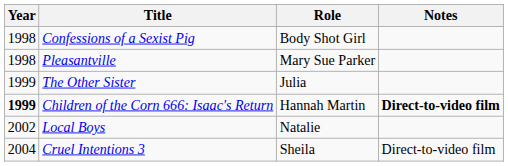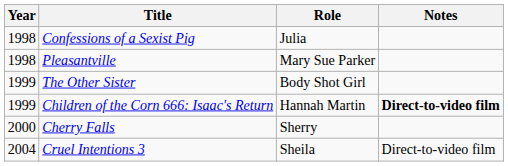(323, 37) Body Shot Girl -> (293, 37) Julia
(293, 82) Julia -> (323, 82) Body Shot Girl
(22, 104) bold -> (22, 104) normal
+ row: (79, 127)
- row: (74, 127)
